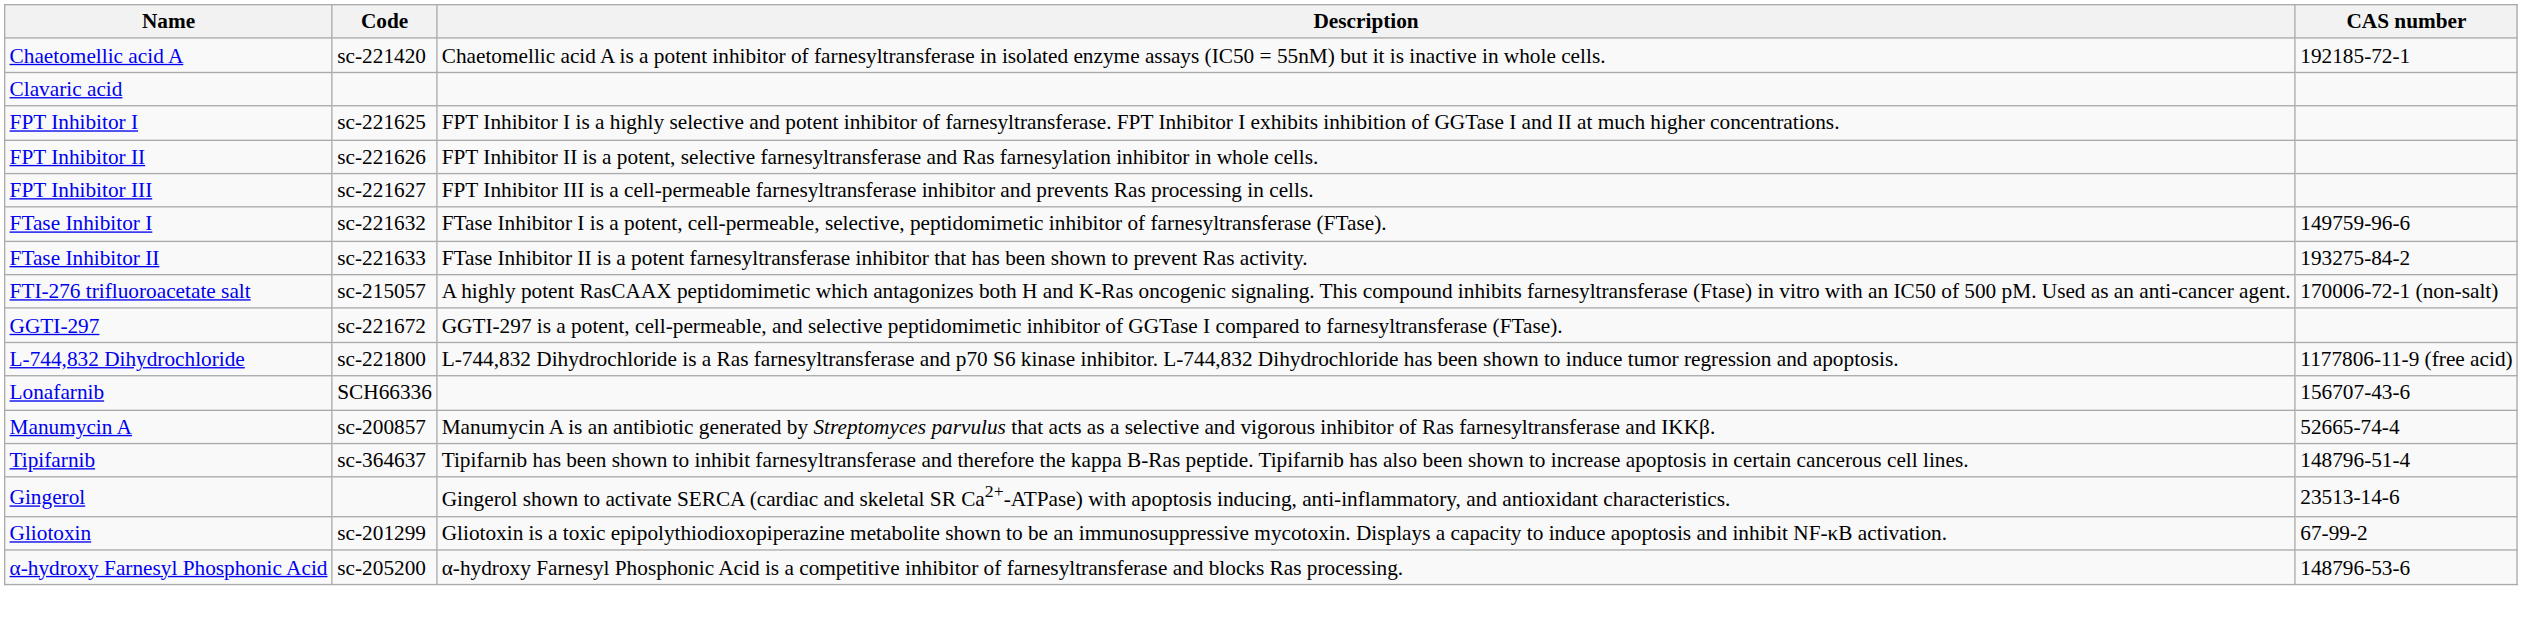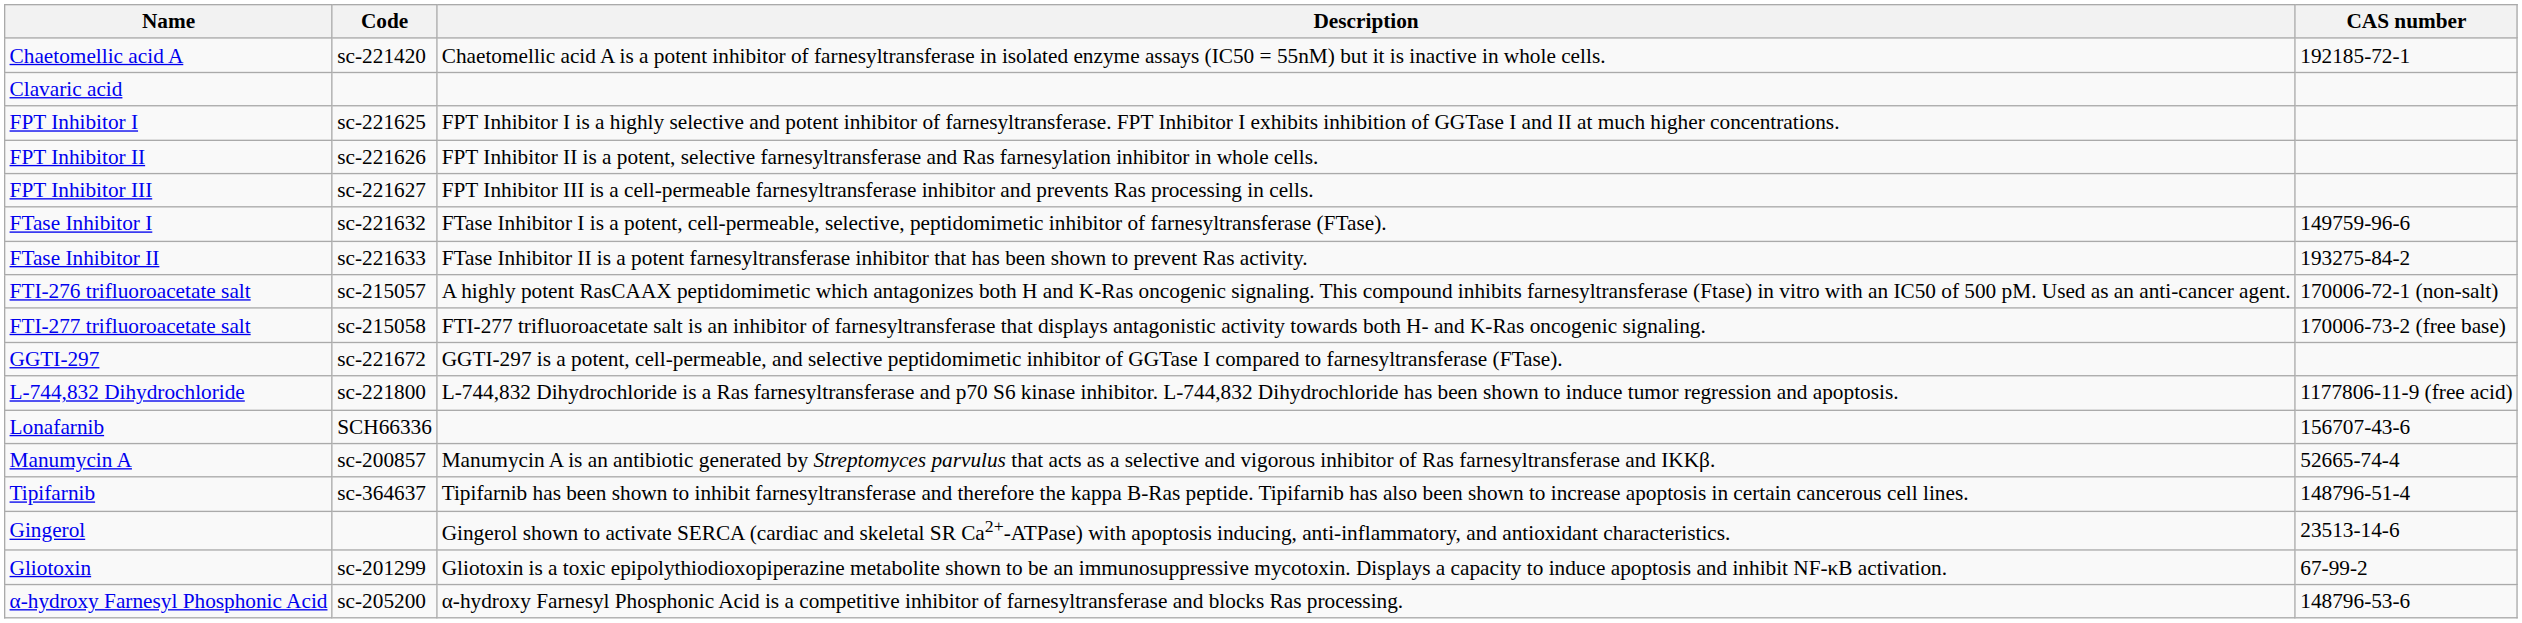+ row: (130, 325)
